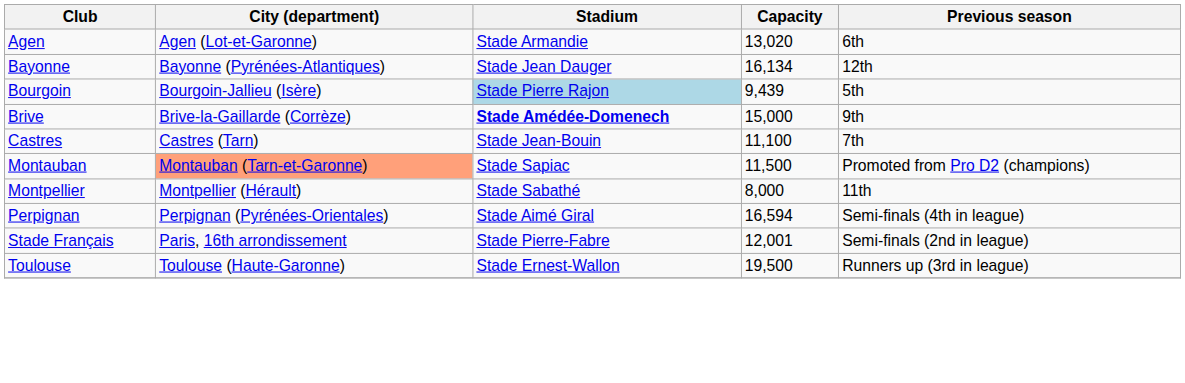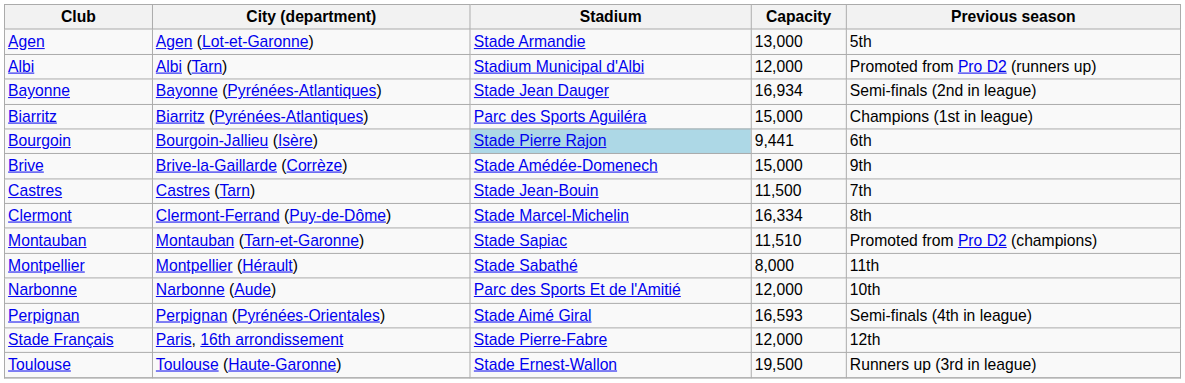(769, 41) 13,020 -> (779, 41) 13,000
(853, 41) 6th -> (861, 41) 5th
+ row: (21, 66)
(769, 66) 16,134 -> (779, 91) 16,934
(857, 66) 12th -> (943, 91) Semi-finals (2nd in league)
+ row: (32, 116)
(764, 91) 9,439 -> (774, 141) 9,441
(853, 91) 5th -> (861, 141) 6th
(573, 116) bold -> (566, 166) normal
(768, 141) 11,100 -> (778, 191) 11,500
+ row: (40, 215)
(263, 166) lightsalmon background -> (260, 240) no background
(768, 166) 11,500 -> (778, 240) 11,510
+ row: (43, 290)
(769, 215) 16,594 -> (779, 315) 16,593
(769, 240) 12,001 -> (779, 340) 12,000
(935, 240) Semi-finals (2nd in league) -> (865, 340) 12th
